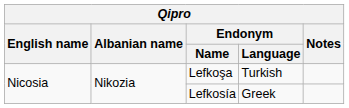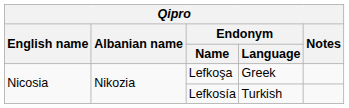(262, 73) Turkish -> (259, 73) Greek
(259, 93) Greek -> (262, 93) Turkish
